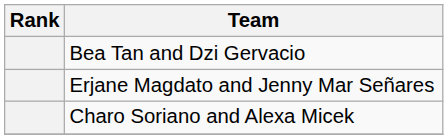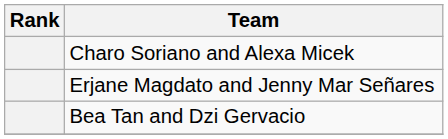rows swapped: (212, 117) <-> (187, 52)
